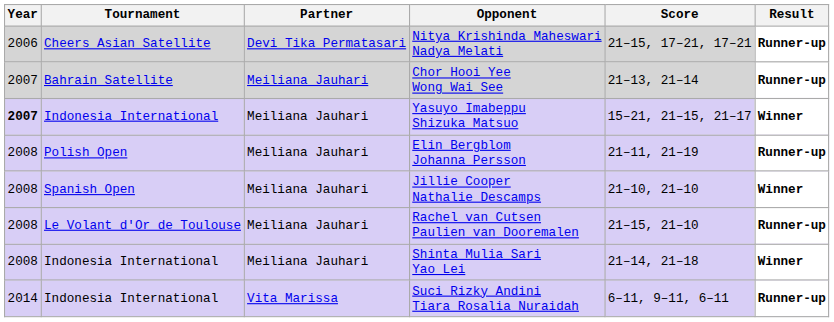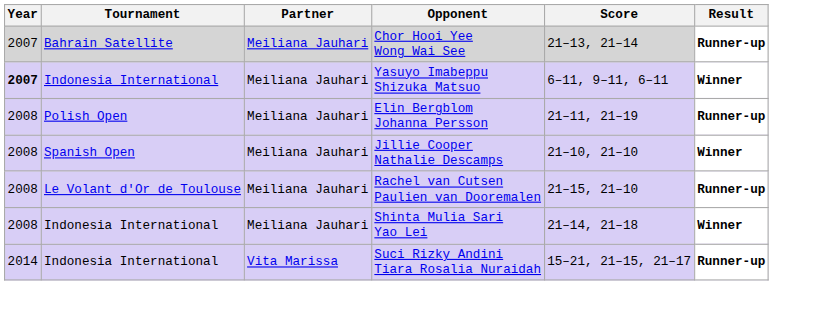- row: (507, 44)
(680, 116) 15–21, 21–15, 21–17 -> (608, 80) 6–11, 9–11, 6–11
(668, 298) 6–11, 9–11, 6–11 -> (619, 262) 15–21, 21–15, 21–17
